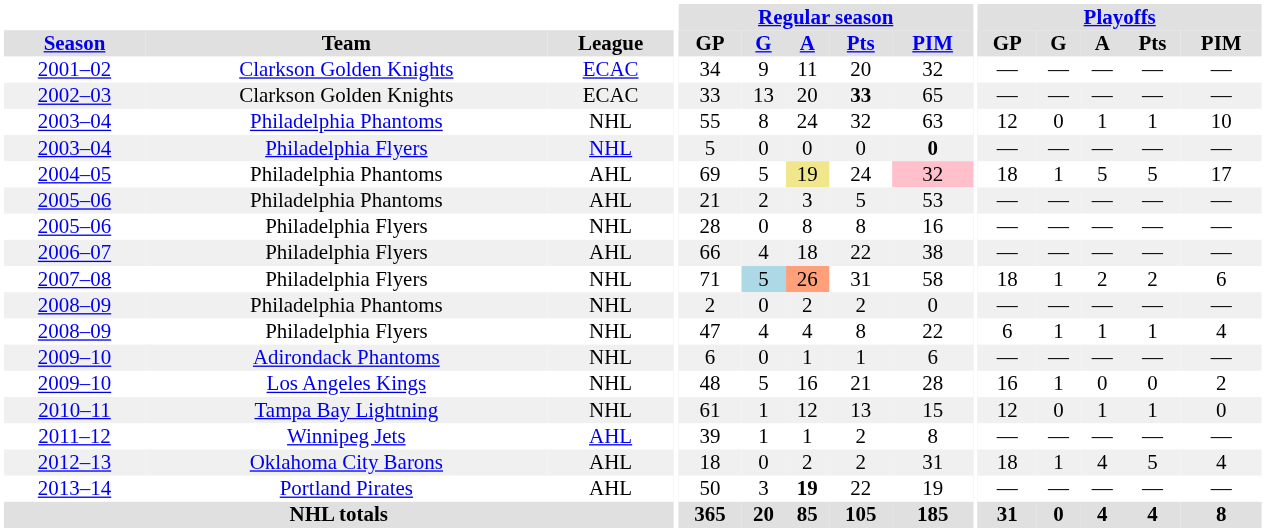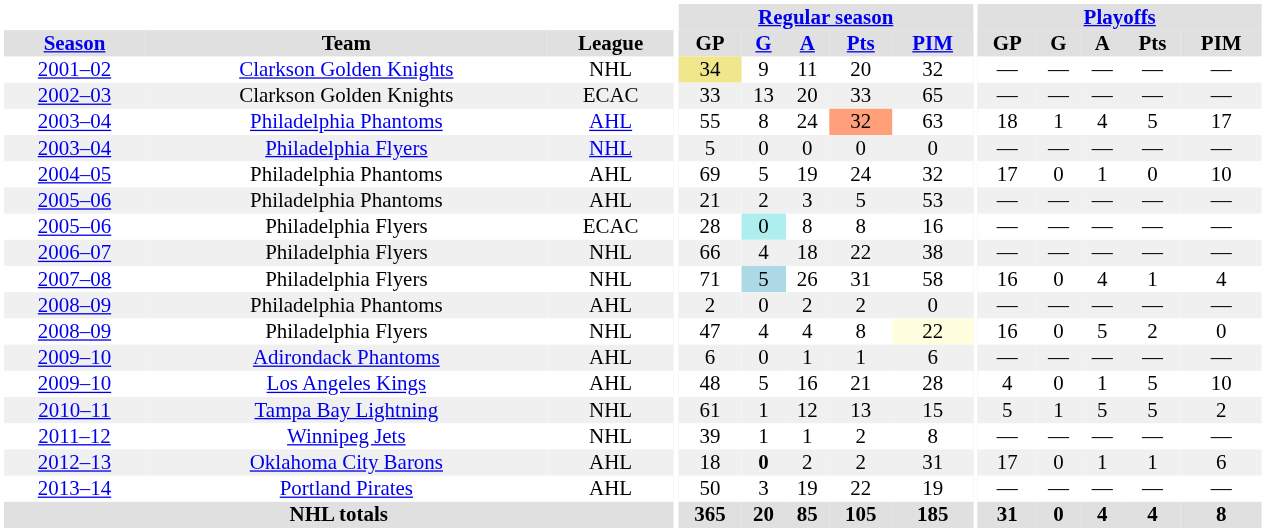(611, 69) ECAC -> (611, 69) NHL
(710, 69) no background -> (710, 69) khaki background
(861, 95) bold -> (861, 95) normal
(611, 121) NHL -> (611, 121) AHL
(861, 121) no background -> (861, 121) lightsalmon background
(1007, 121) 12 -> (1007, 121) 18
(1059, 121) 0 -> (1059, 121) 1
(1102, 121) 1 -> (1102, 121) 4
(1153, 121) 1 -> (1153, 121) 5
(1221, 121) 10 -> (1221, 121) 17
(933, 147) bold -> (933, 147) normal
(807, 174) khaki background -> (807, 174) no background
(933, 174) pink background -> (933, 174) no background
(1007, 174) 18 -> (1007, 174) 17
(1059, 174) 1 -> (1059, 174) 0
(1102, 174) 5 -> (1102, 174) 1
(1153, 174) 5 -> (1153, 174) 0
(1221, 174) 17 -> (1221, 174) 10
(611, 226) NHL -> (611, 226) ECAC
(764, 226) no background -> (764, 226) paleturquoise background
(611, 252) AHL -> (611, 252) NHL
(807, 278) lightsalmon background -> (807, 278) no background
(1007, 278) 18 -> (1007, 278) 16
(1059, 278) 1 -> (1059, 278) 0
(1102, 278) 2 -> (1102, 278) 4
(1153, 278) 2 -> (1153, 278) 1
(1221, 278) 6 -> (1221, 278) 4
(611, 305) NHL -> (611, 305) AHL
(933, 331) no background -> (933, 331) lightyellow background
(1007, 331) 6 -> (1007, 331) 16
(1059, 331) 1 -> (1059, 331) 0
(1102, 331) 1 -> (1102, 331) 5
(1153, 331) 1 -> (1153, 331) 2
(1221, 331) 4 -> (1221, 331) 0
(611, 357) NHL -> (611, 357) AHL
(611, 383) NHL -> (611, 383) AHL
(1007, 383) 16 -> (1007, 383) 4
(1059, 383) 1 -> (1059, 383) 0
(1102, 383) 0 -> (1102, 383) 1
(1153, 383) 0 -> (1153, 383) 5
(1221, 383) 2 -> (1221, 383) 10
(1007, 409) 12 -> (1007, 409) 5
(1059, 409) 0 -> (1059, 409) 1
(1102, 409) 1 -> (1102, 409) 5
(1153, 409) 1 -> (1153, 409) 5
(1221, 409) 0 -> (1221, 409) 2
(611, 436) AHL -> (611, 436) NHL
(764, 462) normal -> (764, 462) bold
(1007, 462) 18 -> (1007, 462) 17
(1059, 462) 1 -> (1059, 462) 0
(1102, 462) 4 -> (1102, 462) 1
(1153, 462) 5 -> (1153, 462) 1
(1221, 462) 4 -> (1221, 462) 6
(807, 488) bold -> (807, 488) normal
